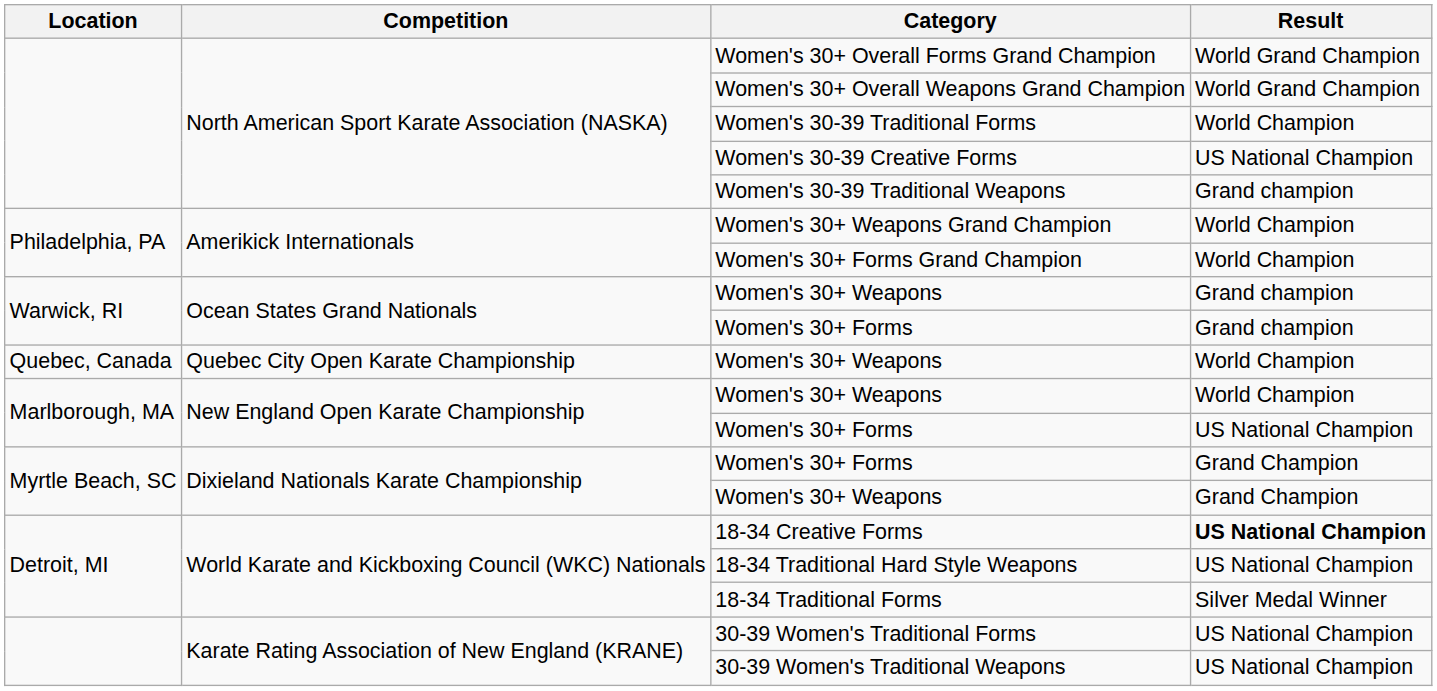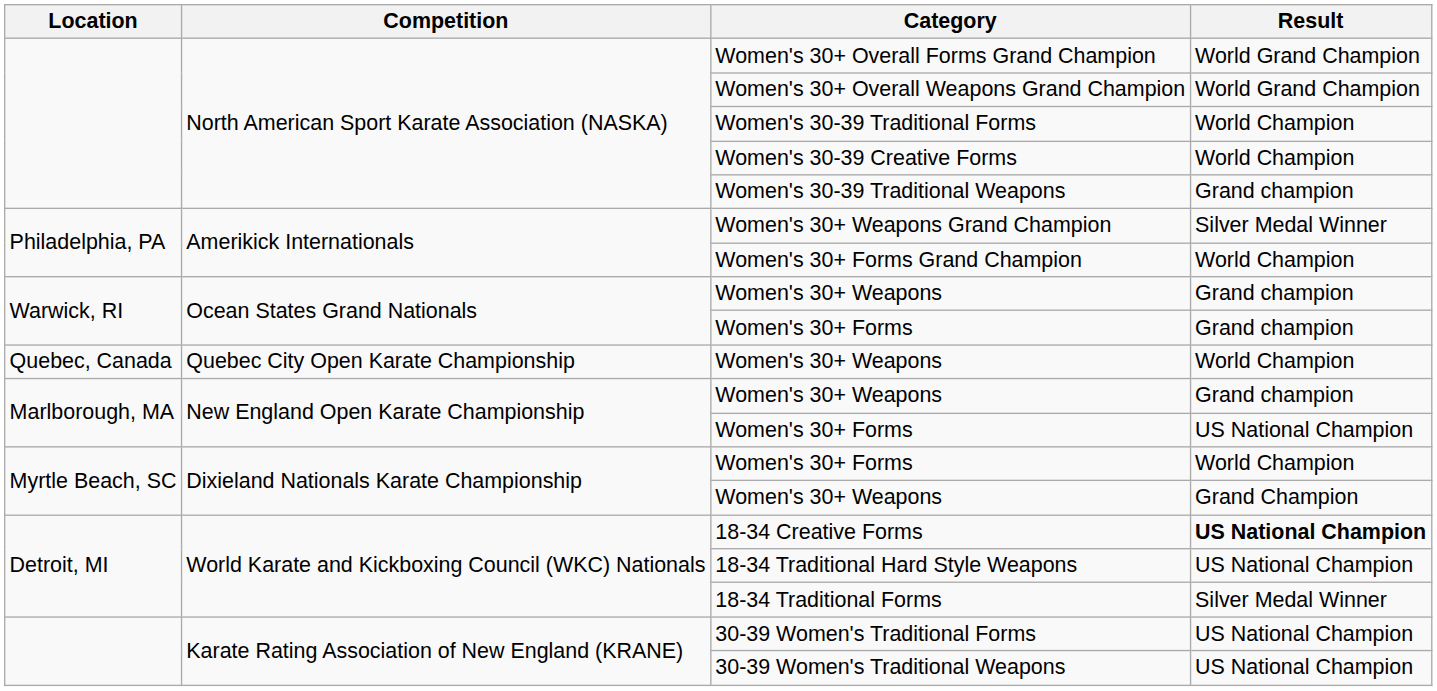(1304, 157) US National Champion -> (1275, 157) World Champion
(1275, 225) World Champion -> (1291, 225) Silver Medal Winner
(1275, 395) World Champion -> (1274, 395) Grand champion
(1277, 463) Grand Champion -> (1275, 463) World Champion
